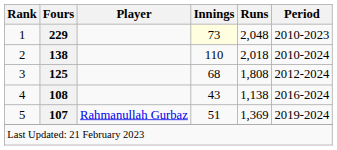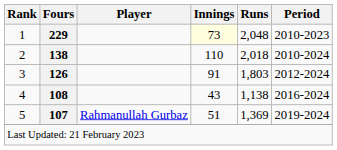(58, 74) 125 -> (58, 74) 126
(214, 74) 68 -> (214, 74) 91
(254, 74) 1,808 -> (254, 74) 1,803
